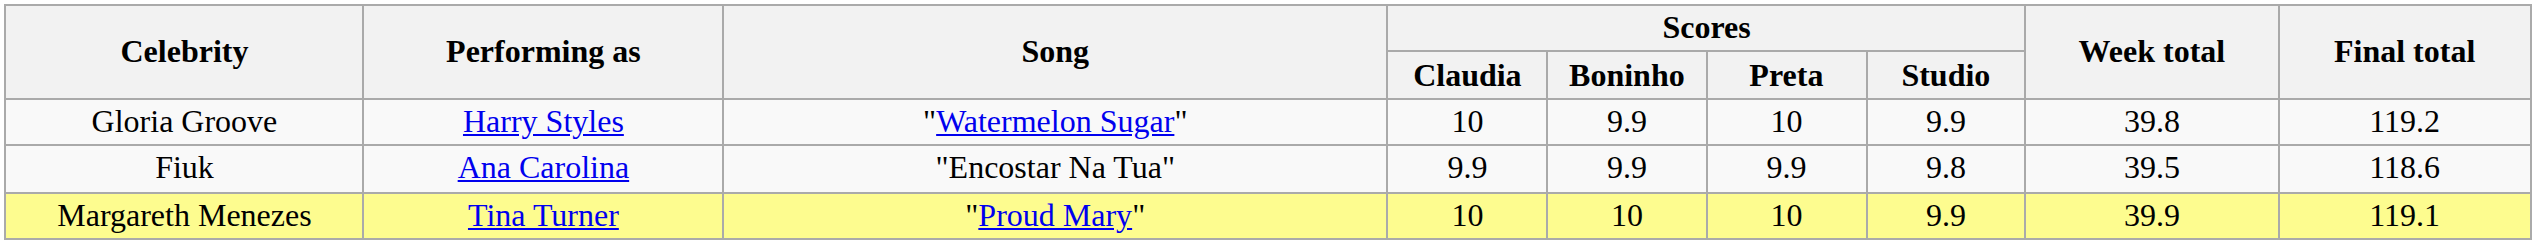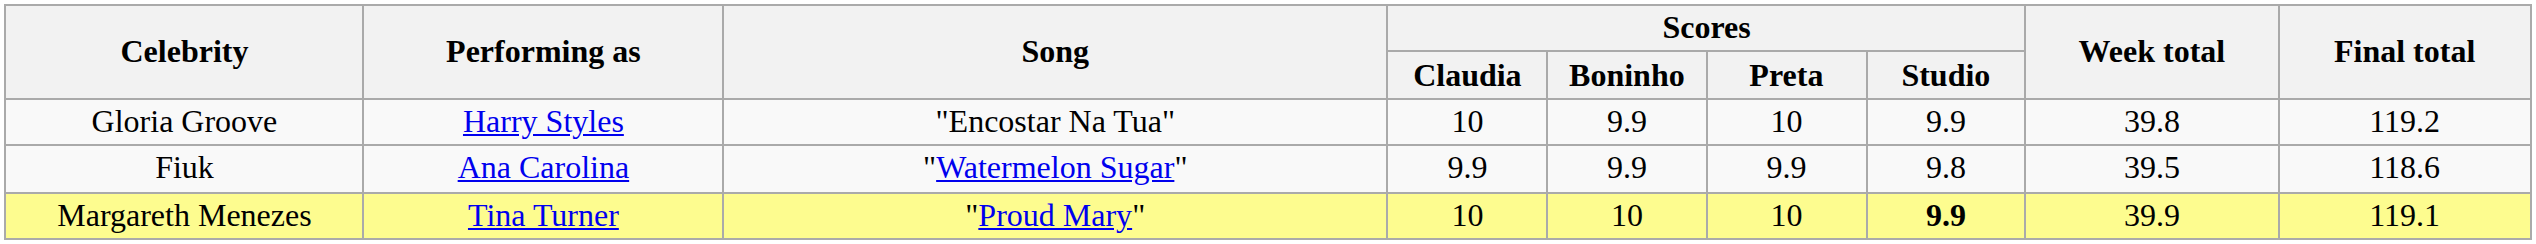(1055, 121) "Watermelon Sugar" -> (1055, 121) "Encostar Na Tua"
(1055, 168) "Encostar Na Tua" -> (1055, 168) "Watermelon Sugar"
(1946, 214) normal -> (1946, 214) bold
